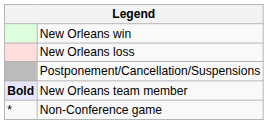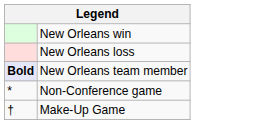- row: (150, 72)
+ row: (82, 110)
